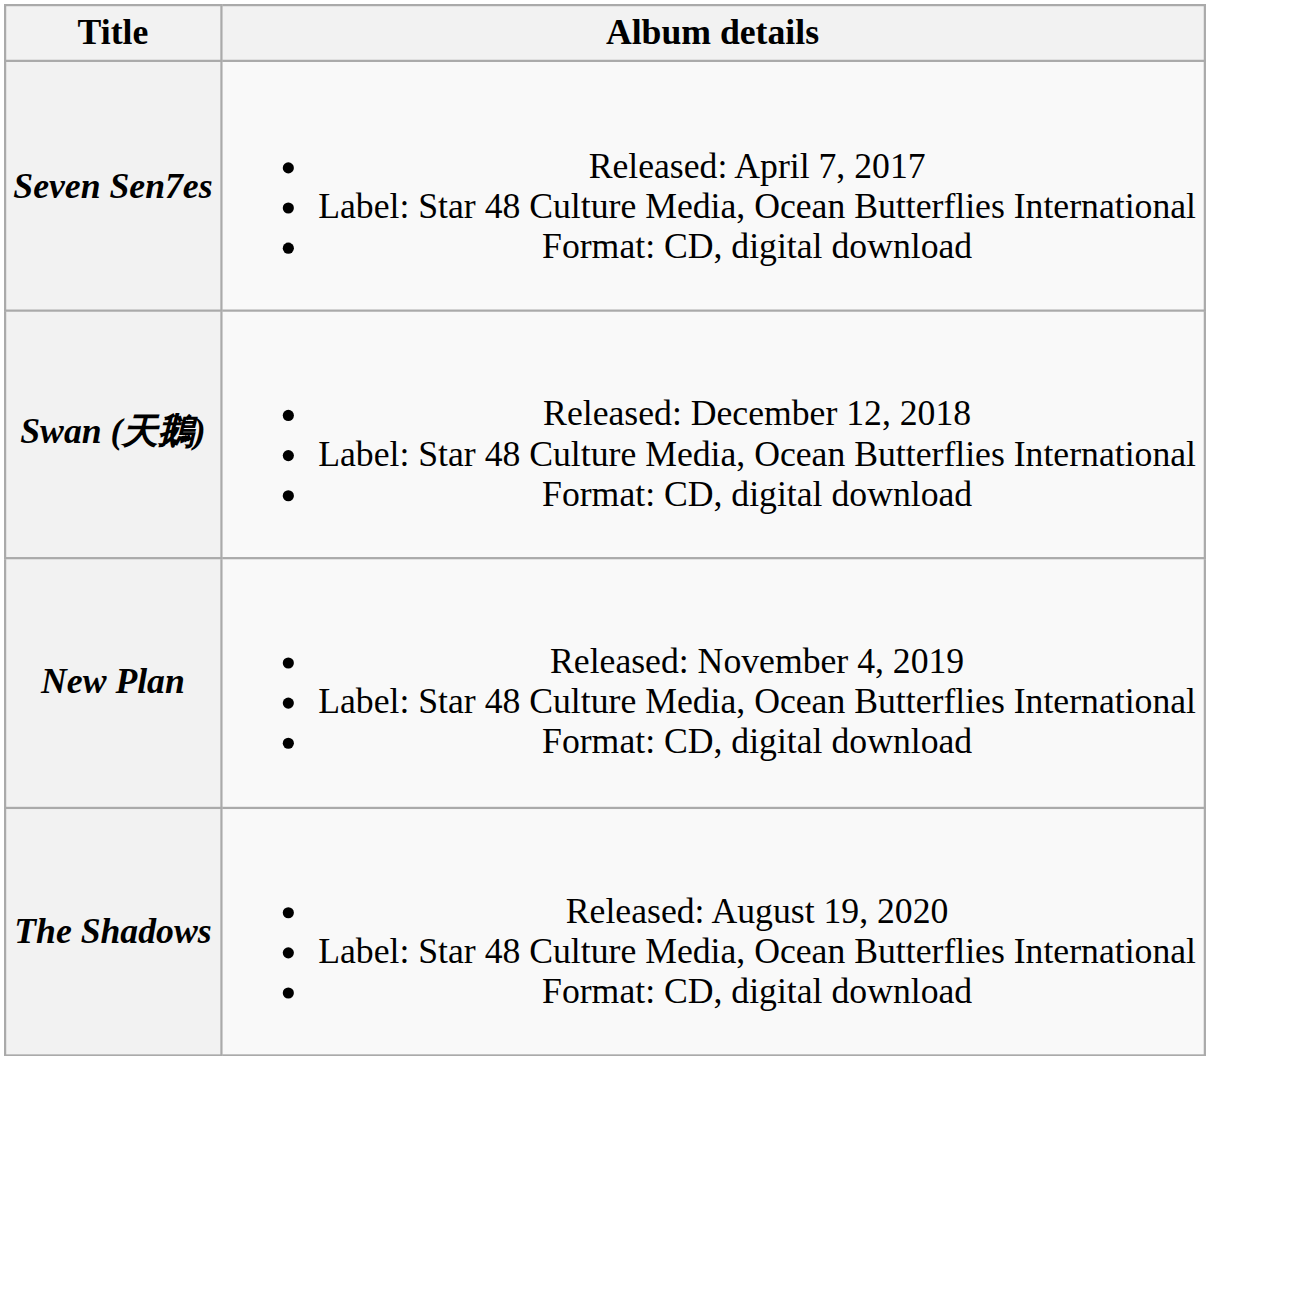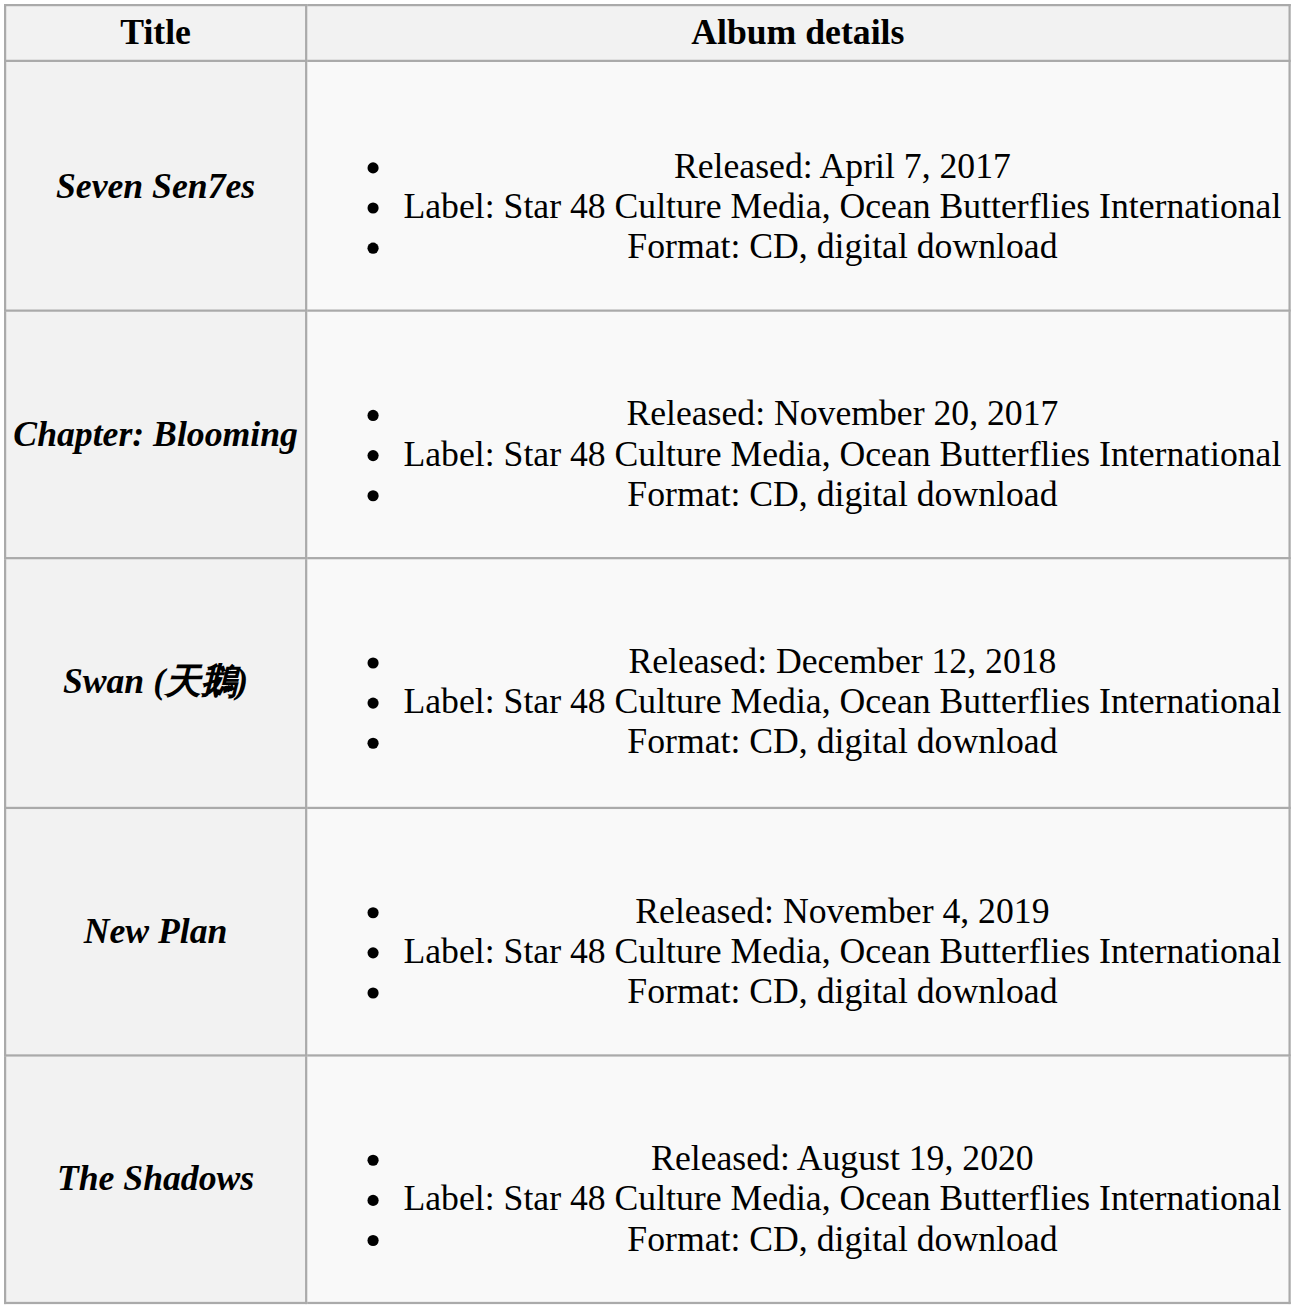+ row: (156, 433)
